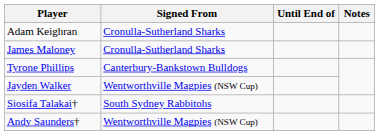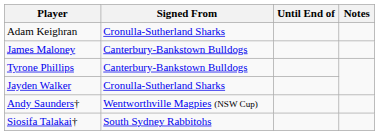(164, 50) Cronulla-Sutherland Sharks -> (175, 50) Canterbury-Bankstown Bulldogs
(181, 86) Wentworthville Magpies (NSW Cup) -> (164, 86) Cronulla-Sutherland Sharks
rows swapped: (43, 122) <-> (42, 104)
